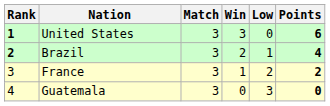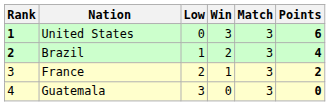columns swapped: (201, 14) <-> (262, 14)
